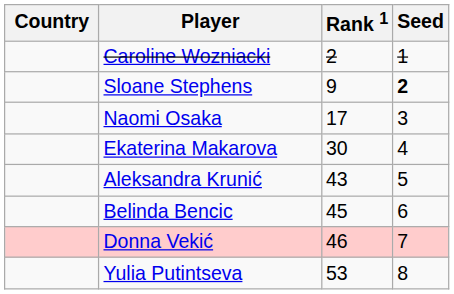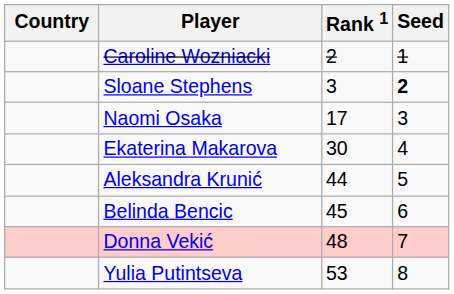(331, 87) 9 -> (331, 87) 3
(337, 180) 43 -> (337, 180) 44
(337, 241) 46 -> (337, 241) 48
